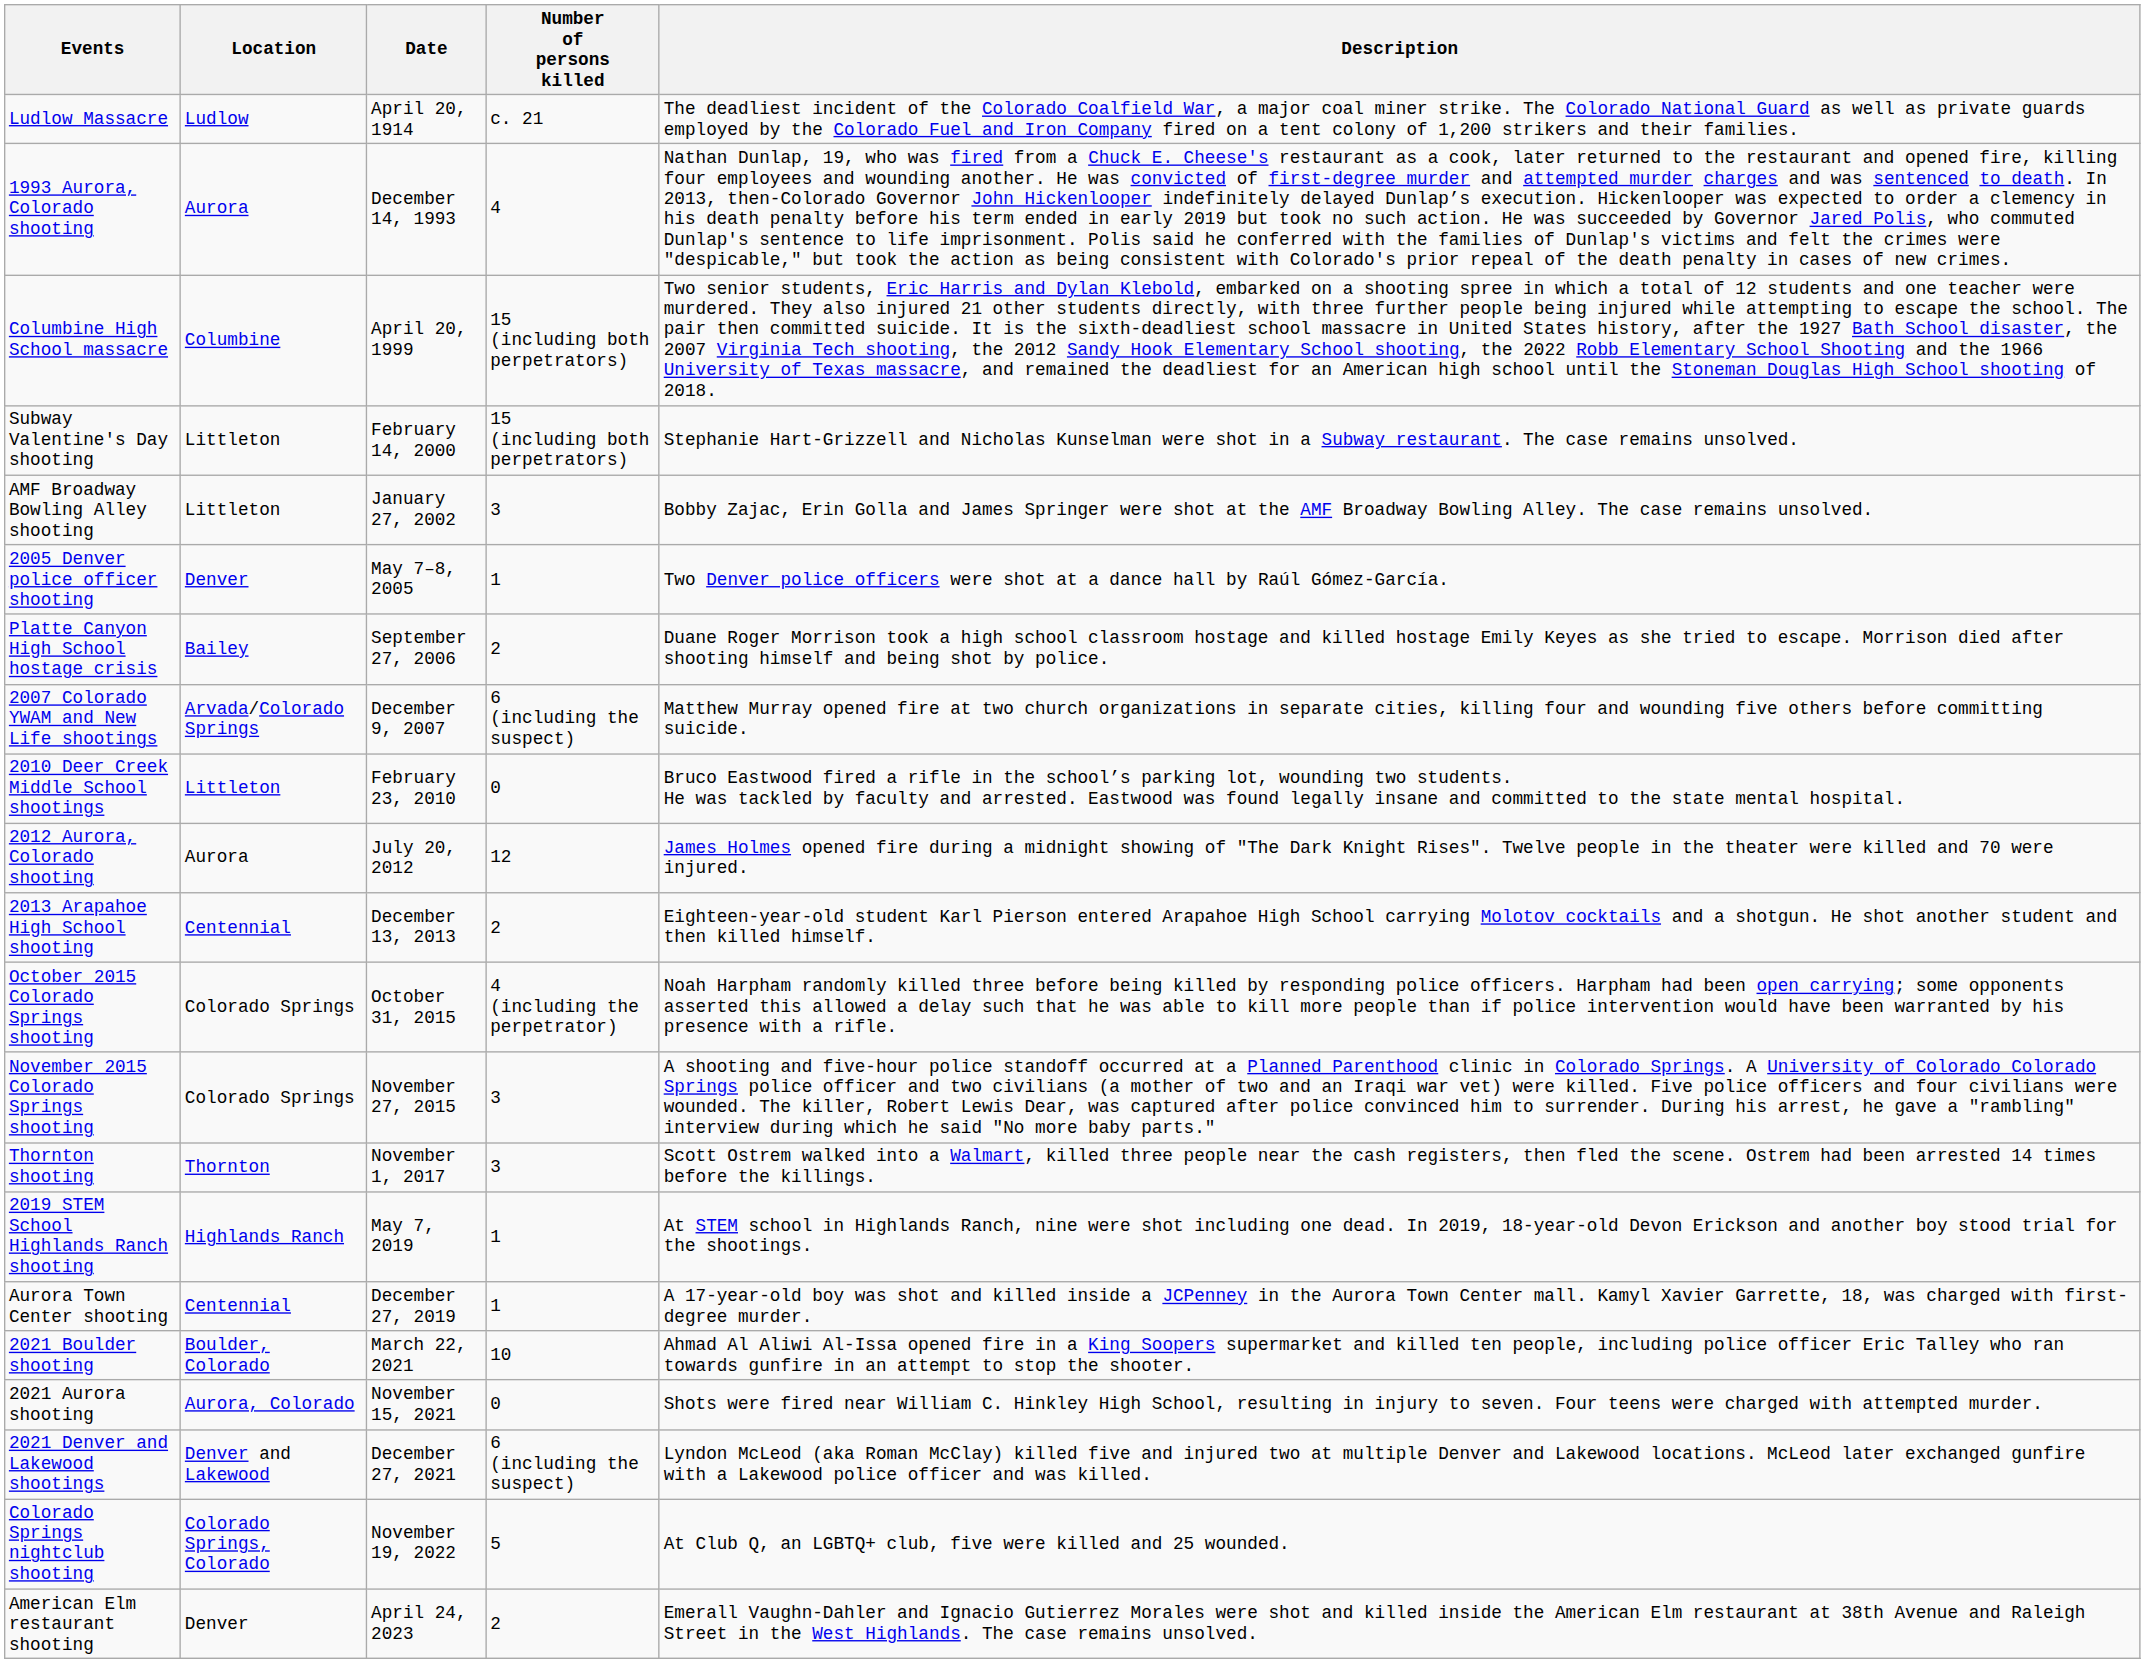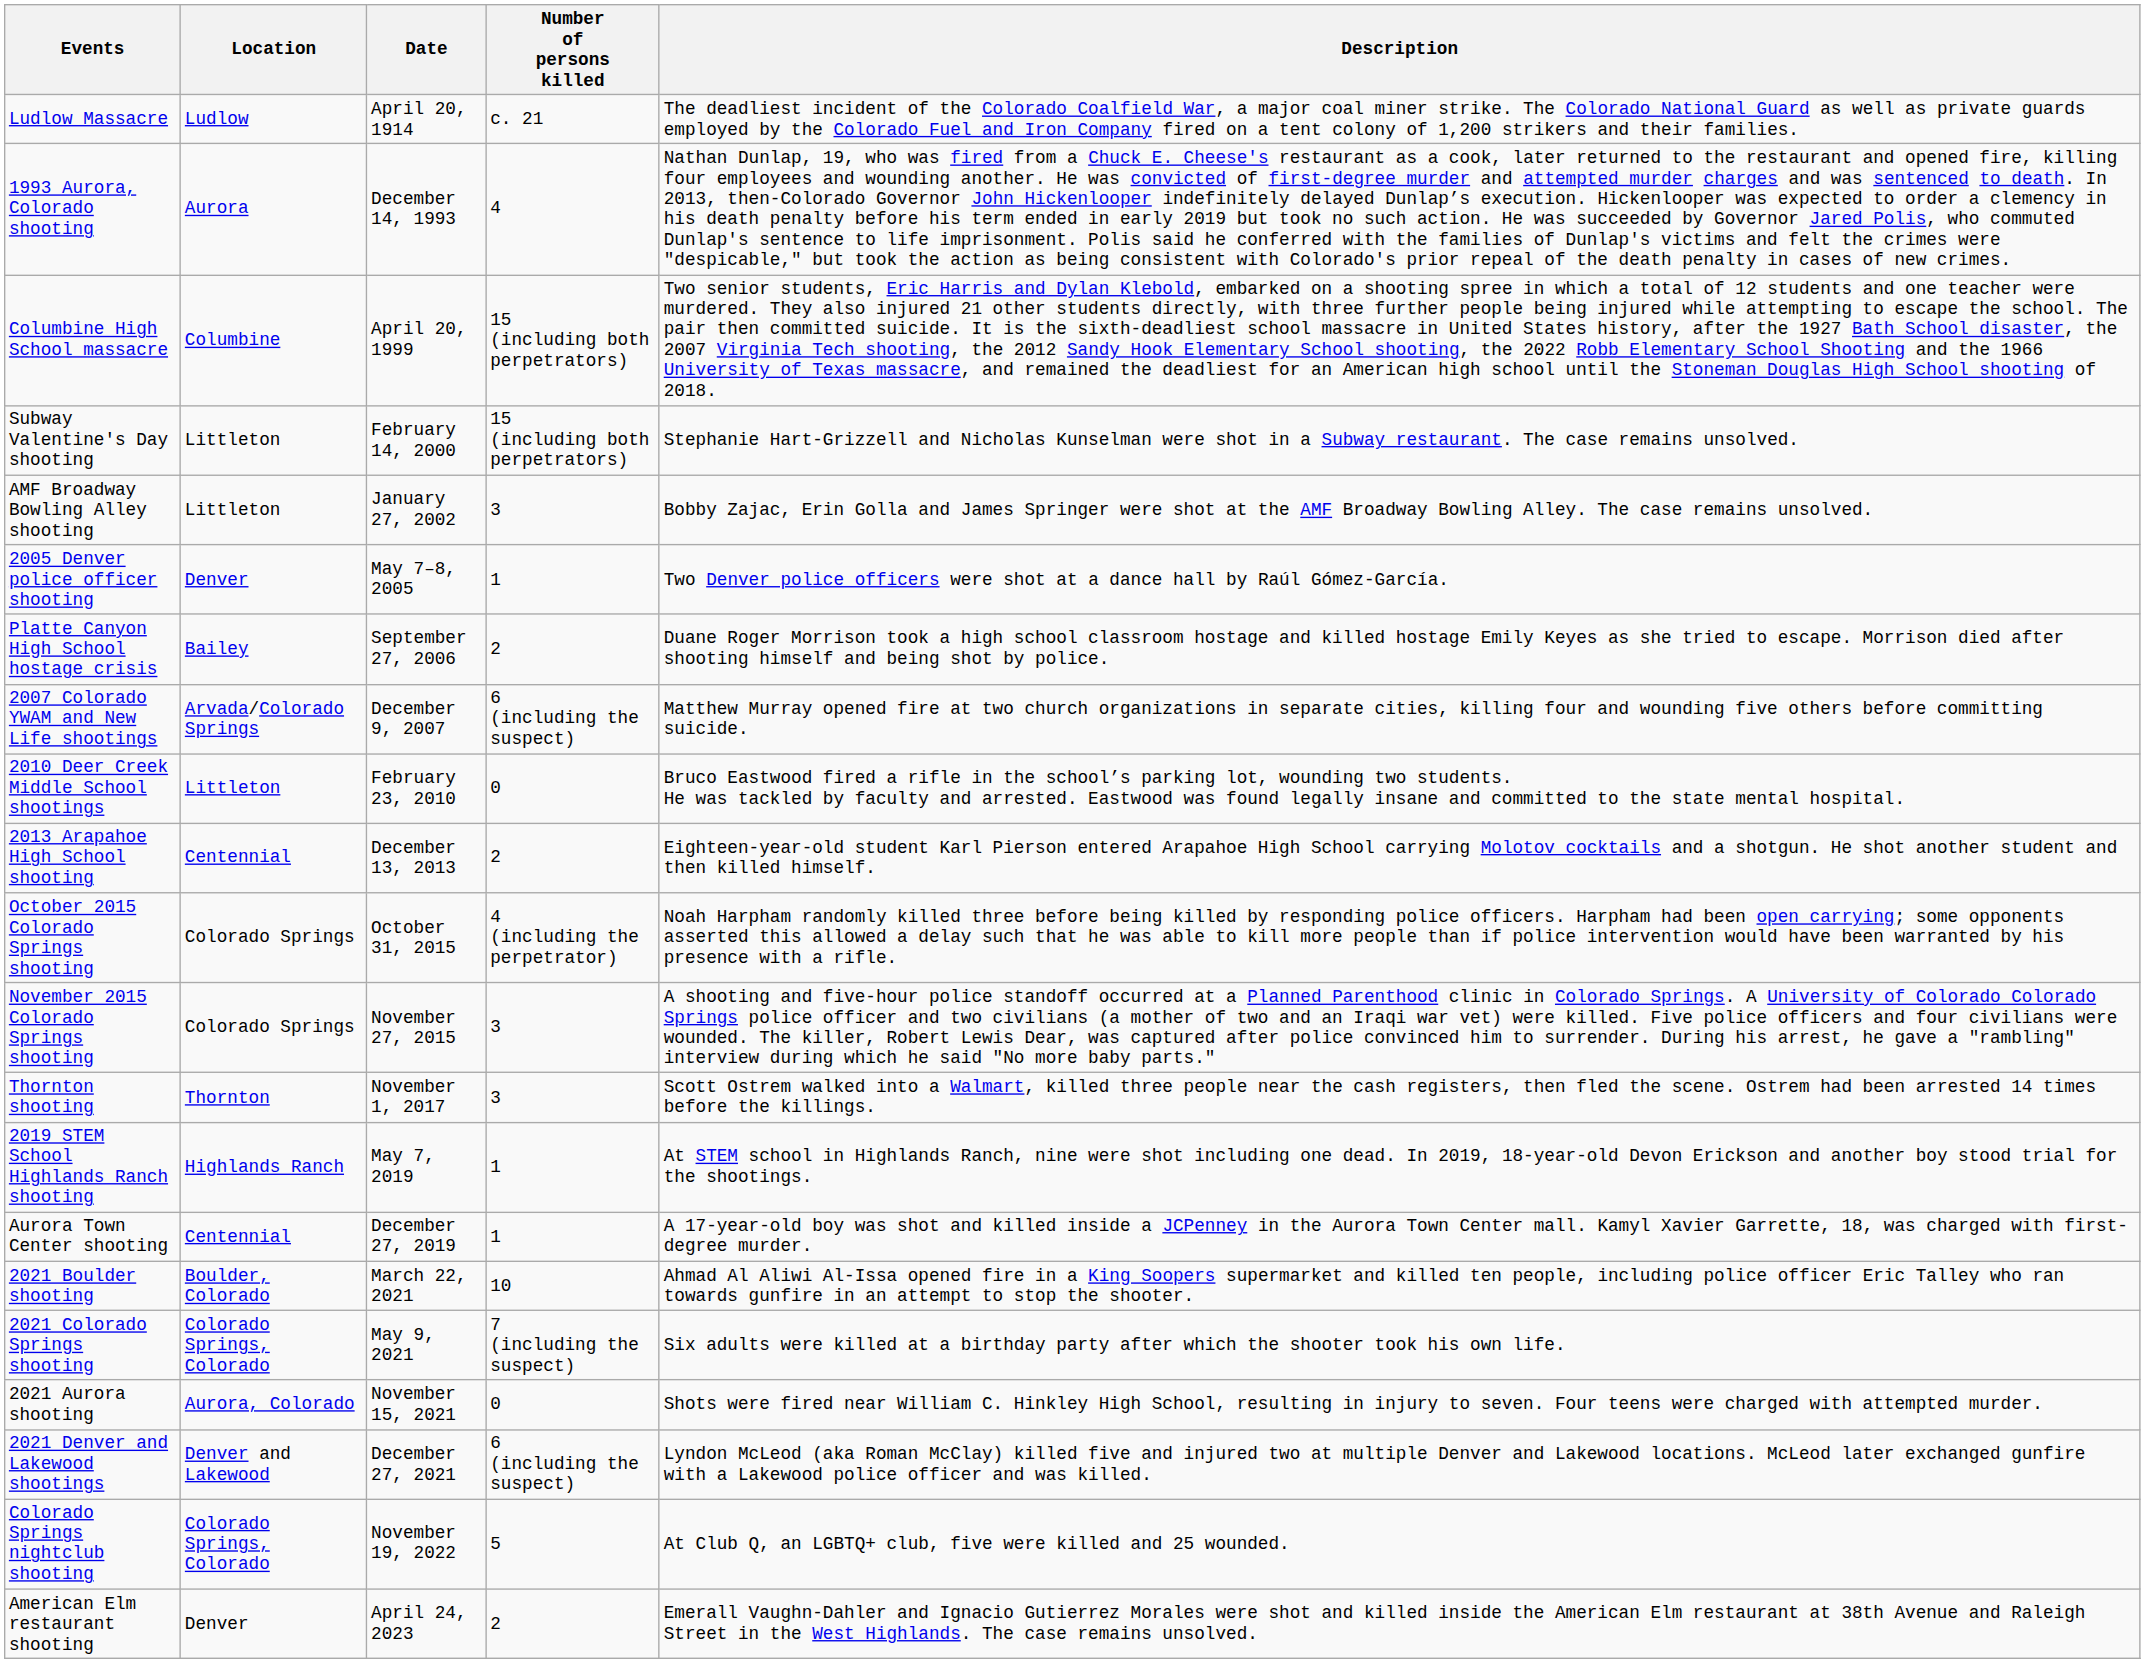- row: (73, 858)
+ row: (78, 1345)
